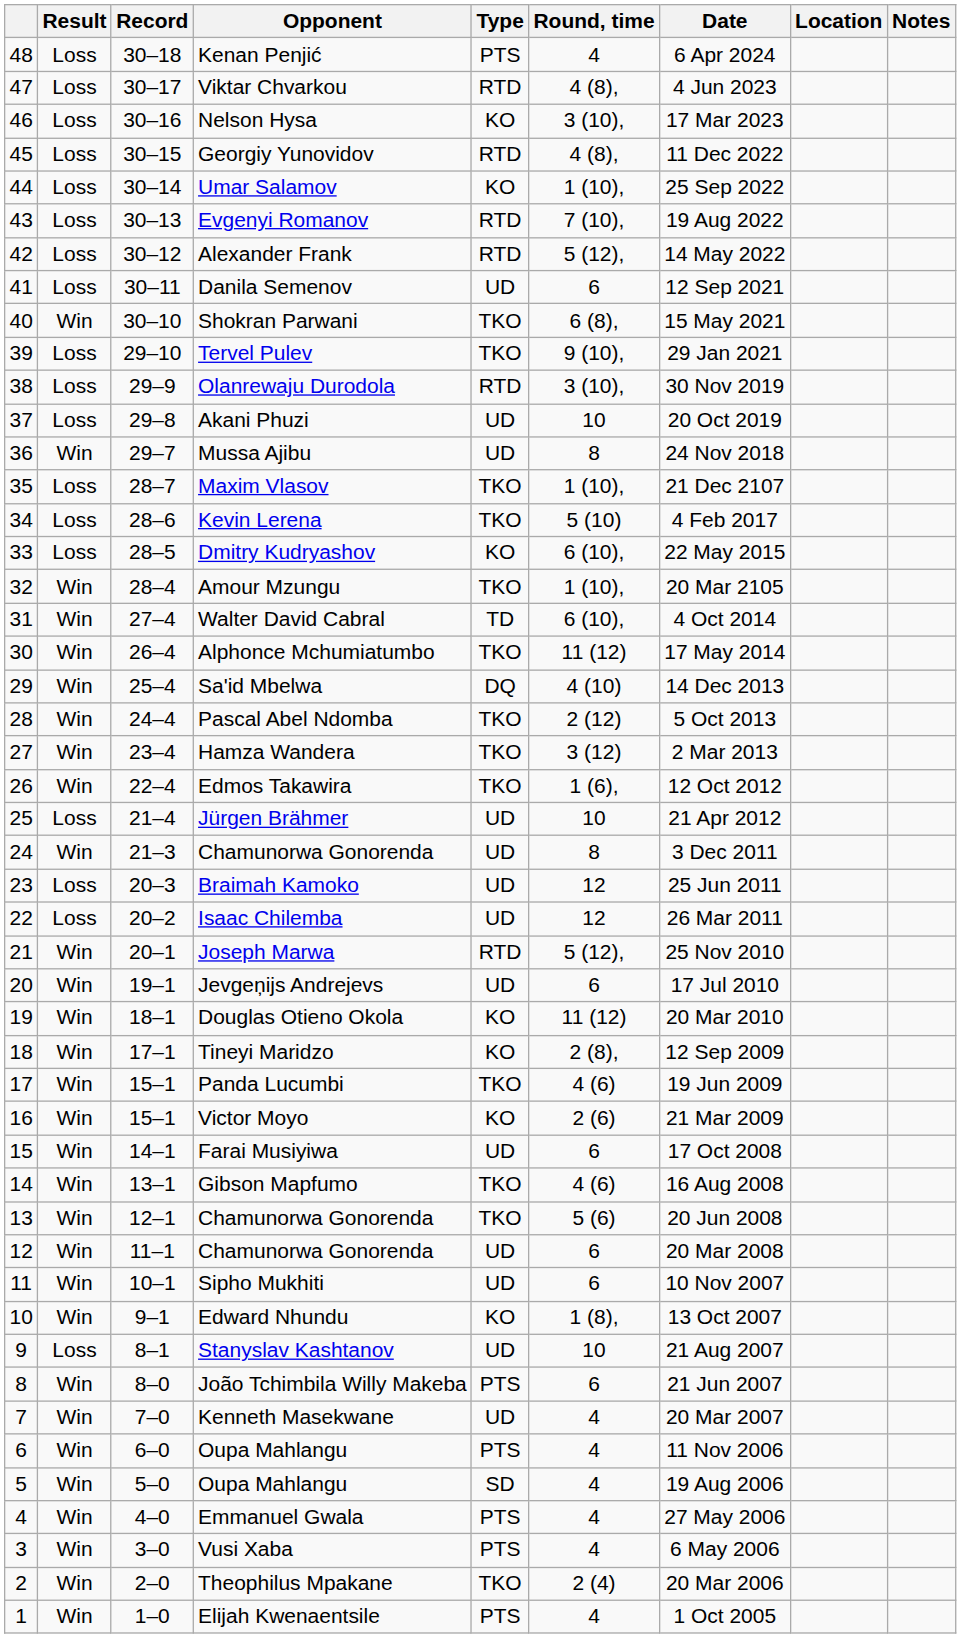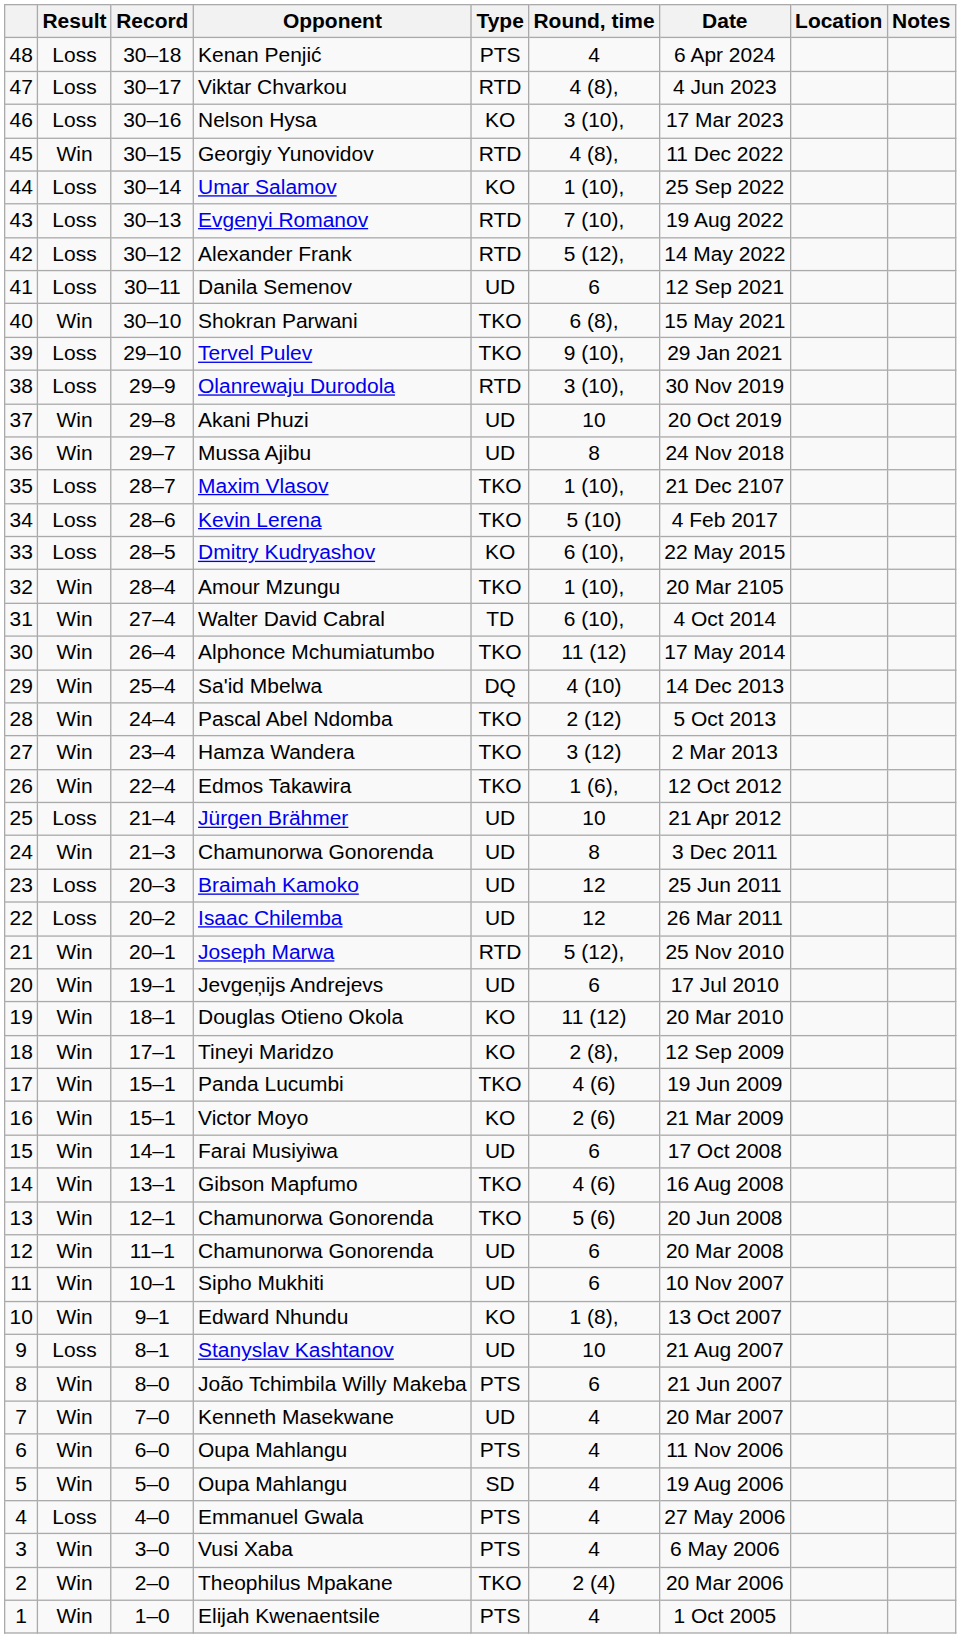(74, 154) Loss -> (74, 154) Win
(74, 420) Loss -> (74, 420) Win
(74, 1516) Win -> (74, 1516) Loss
